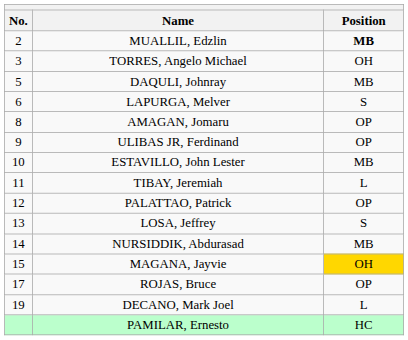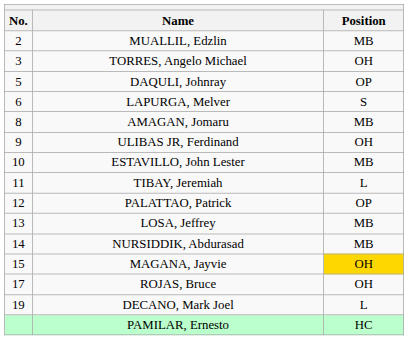(364, 40) bold -> (364, 40) normal
(364, 81) MB -> (364, 81) OP
(364, 122) OP -> (364, 122) MB
(364, 142) OP -> (364, 142) OH
(364, 223) S -> (364, 223) MB
(364, 284) OP -> (364, 284) OH
